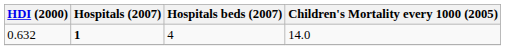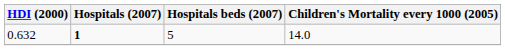(170, 34) 4 -> (170, 34) 5
